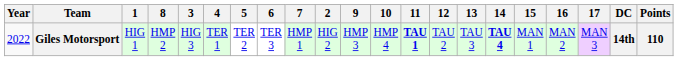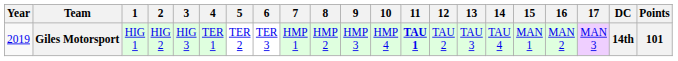columns swapped: (328, 13) <-> (163, 13)
(19, 39) 2022 -> (19, 39) 2019
(500, 39) bold -> (499, 39) normal
(655, 39) 110 -> (655, 39) 101
